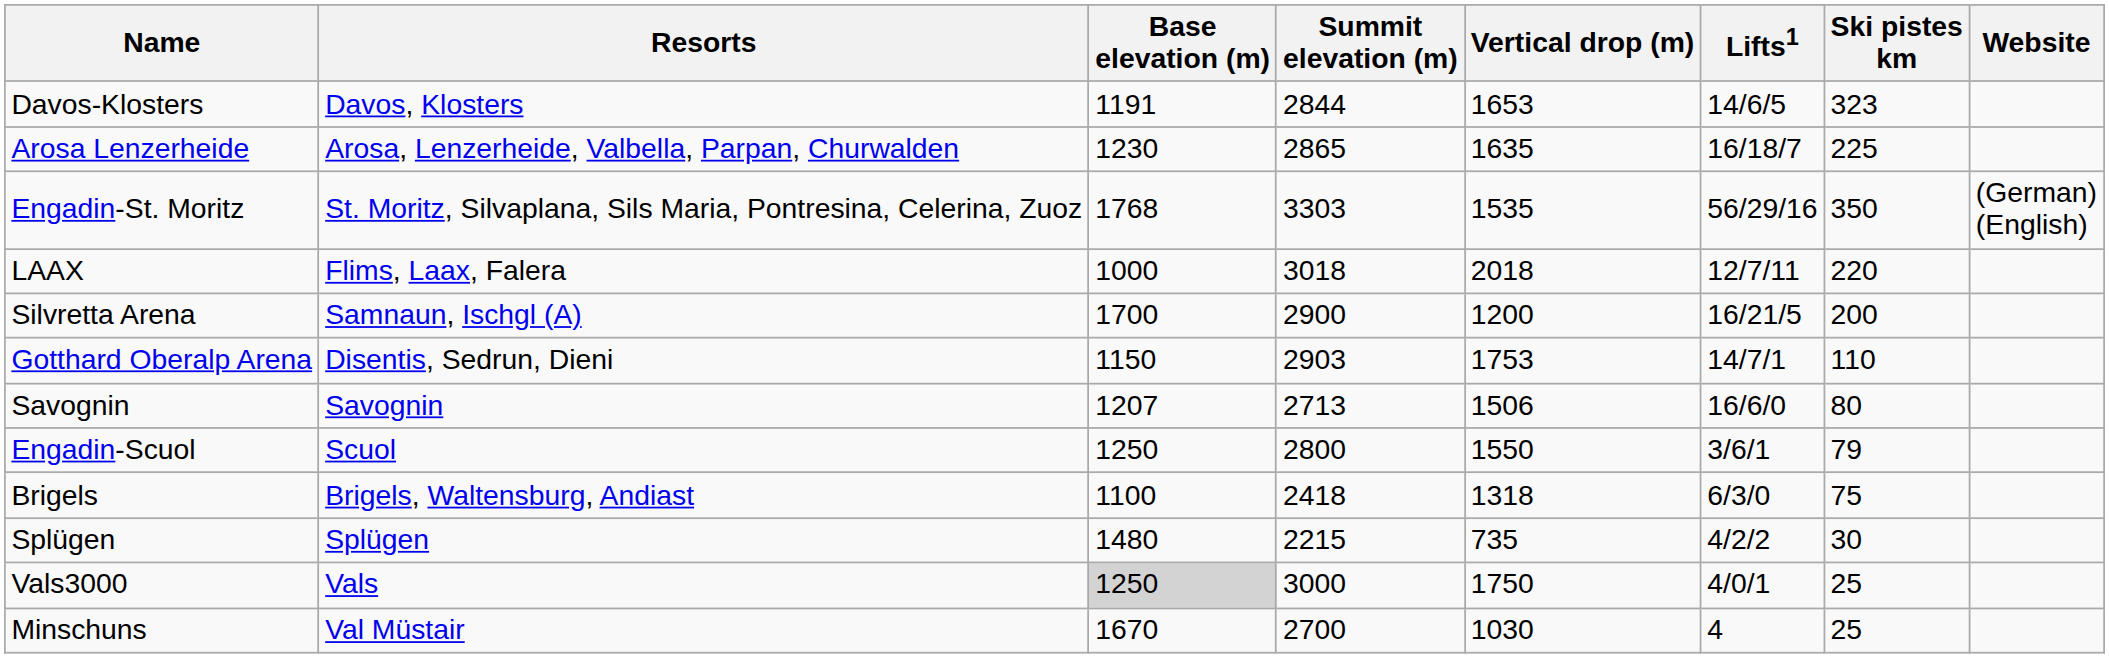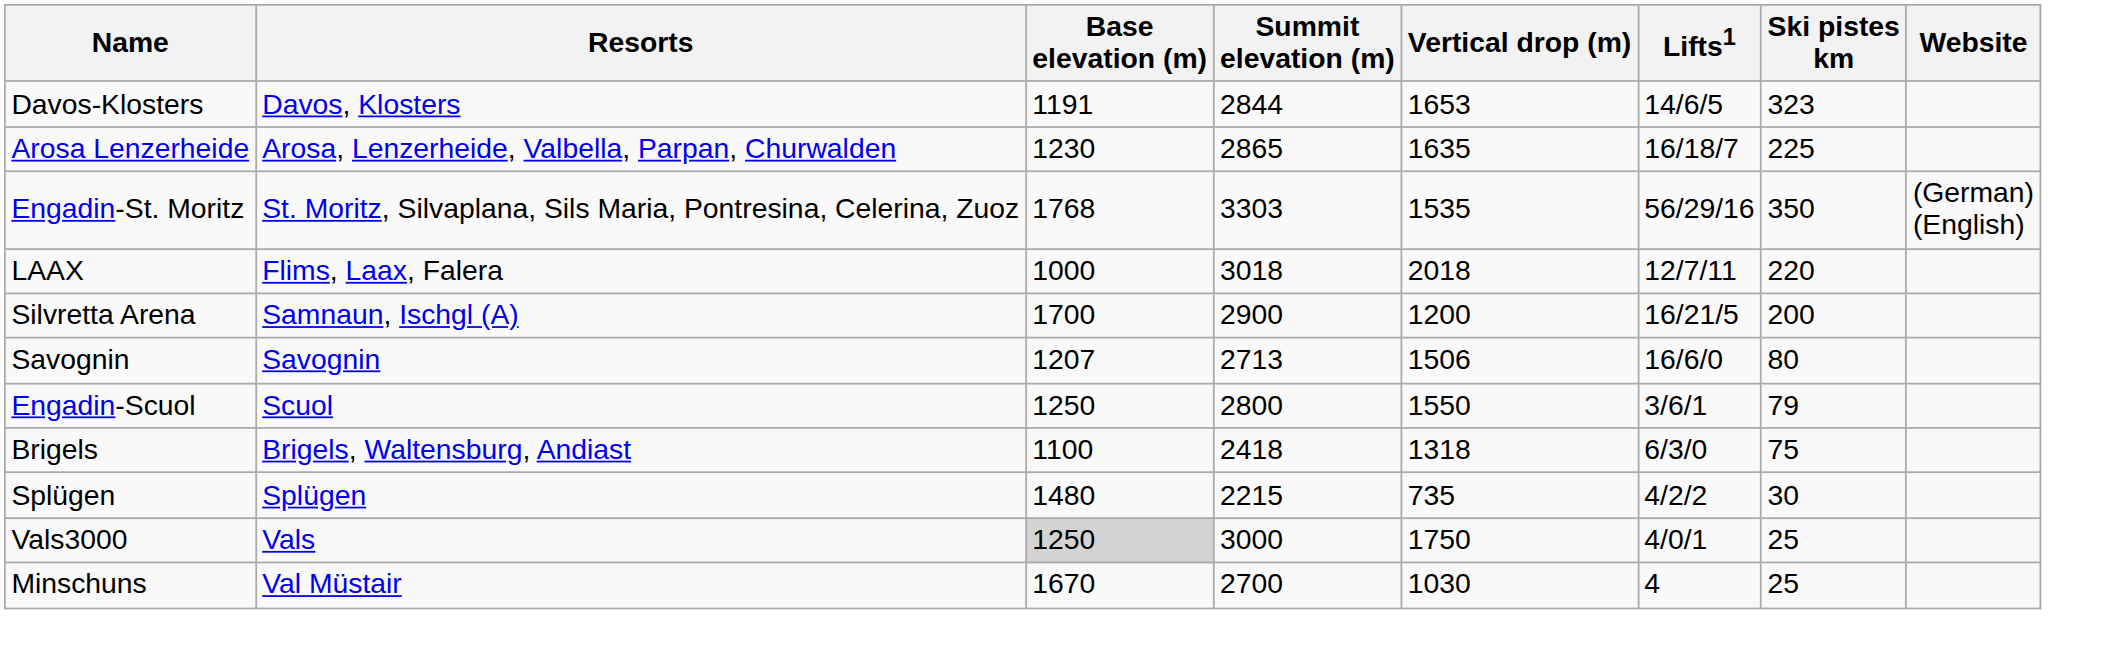- row: (162, 360)
